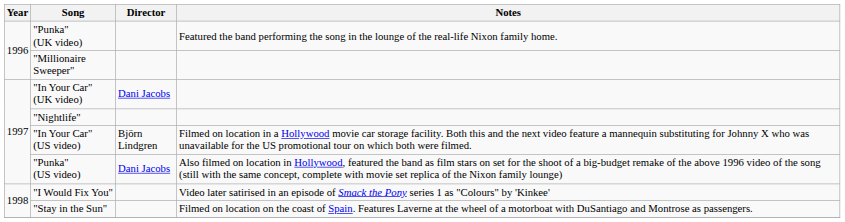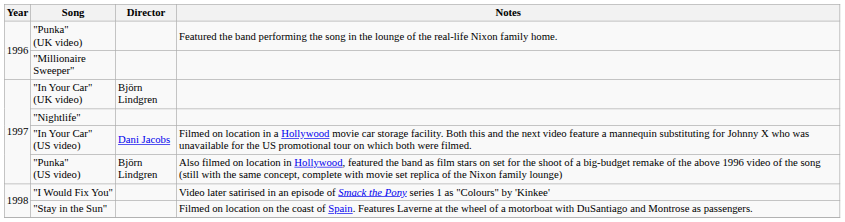(144, 94) Dani Jacobs -> (138, 94) Björn Lindgren
(138, 140) Björn Lindgren -> (144, 140) Dani Jacobs
(144, 169) Dani Jacobs -> (138, 169) Björn Lindgren
